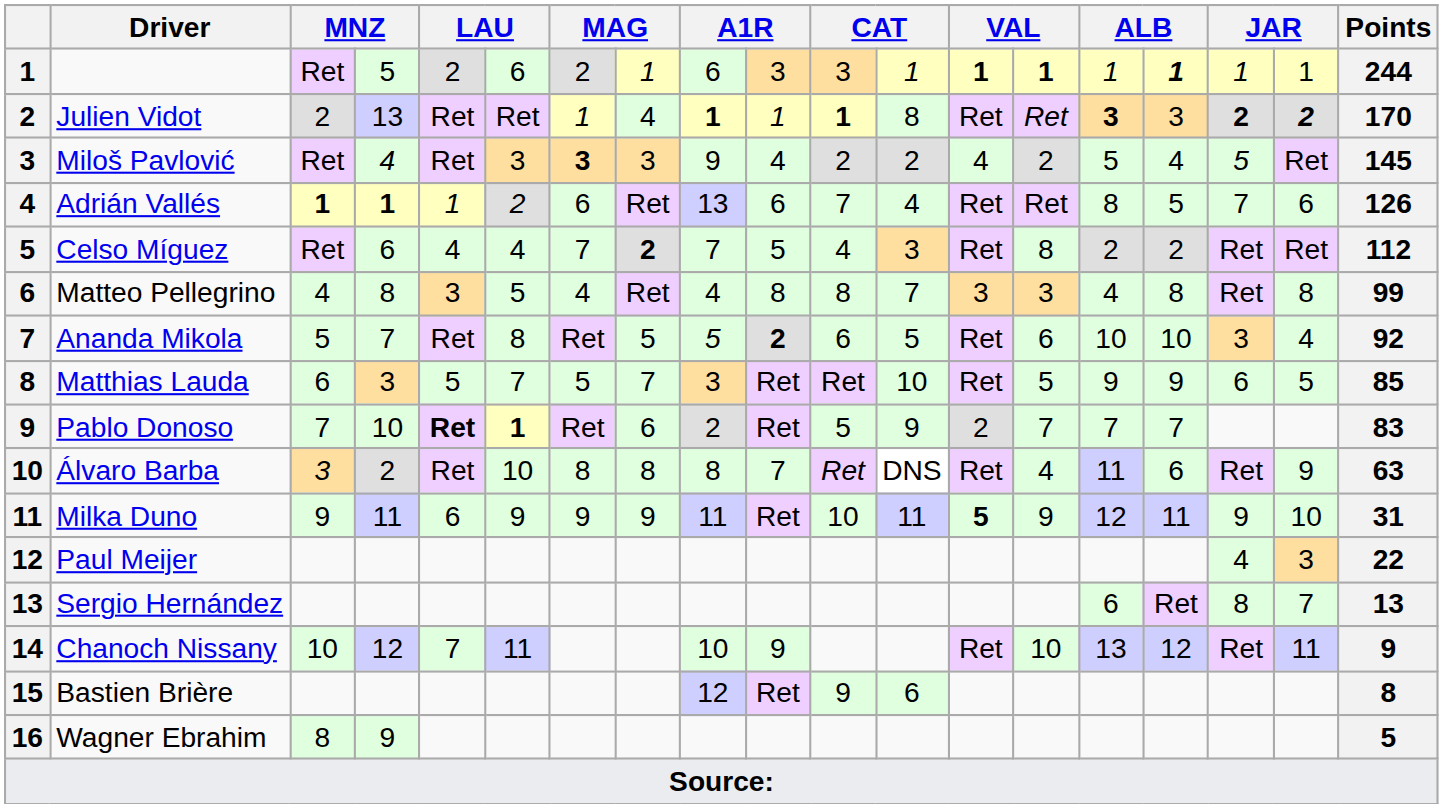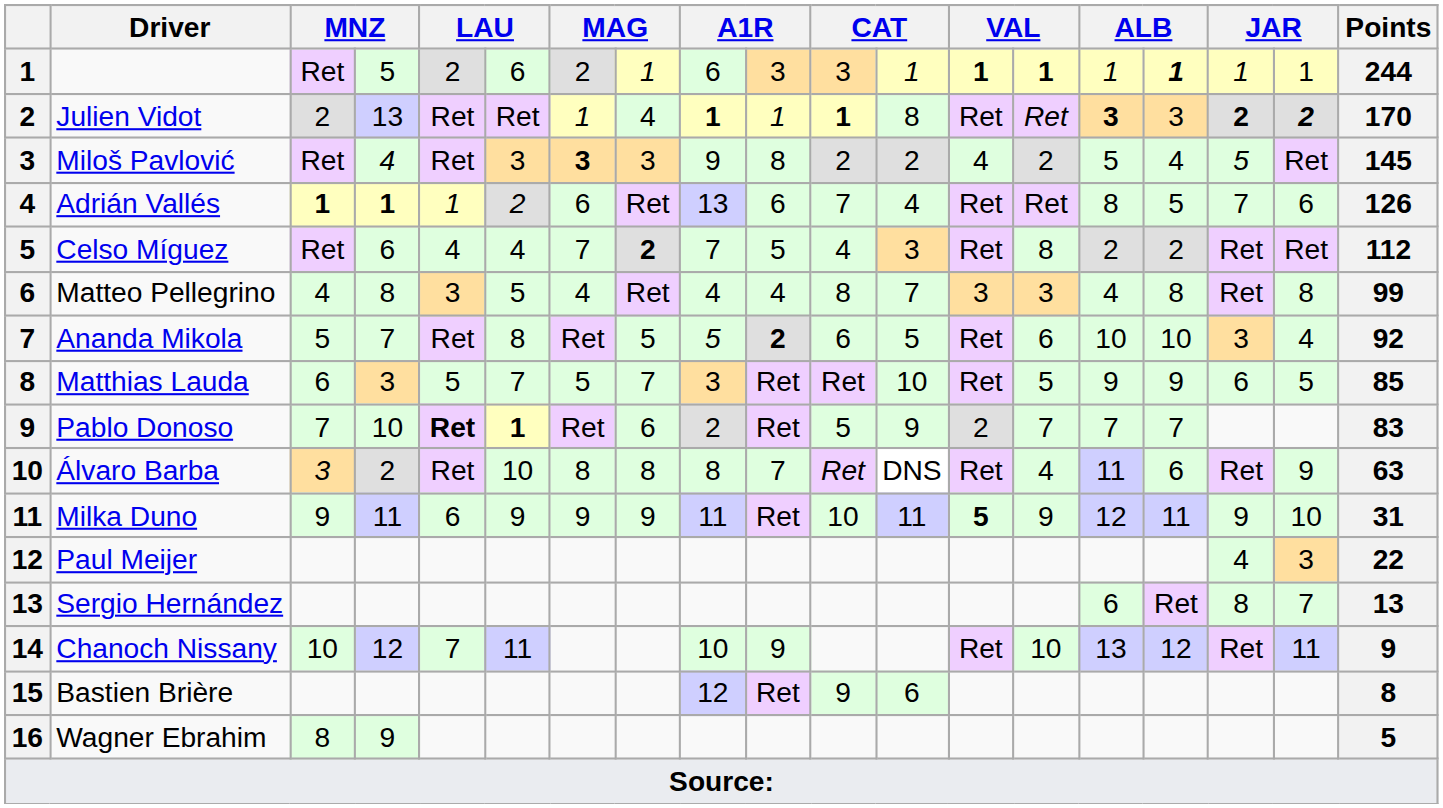(778, 160) 4 -> (778, 160) 8
(778, 293) 8 -> (778, 293) 4
